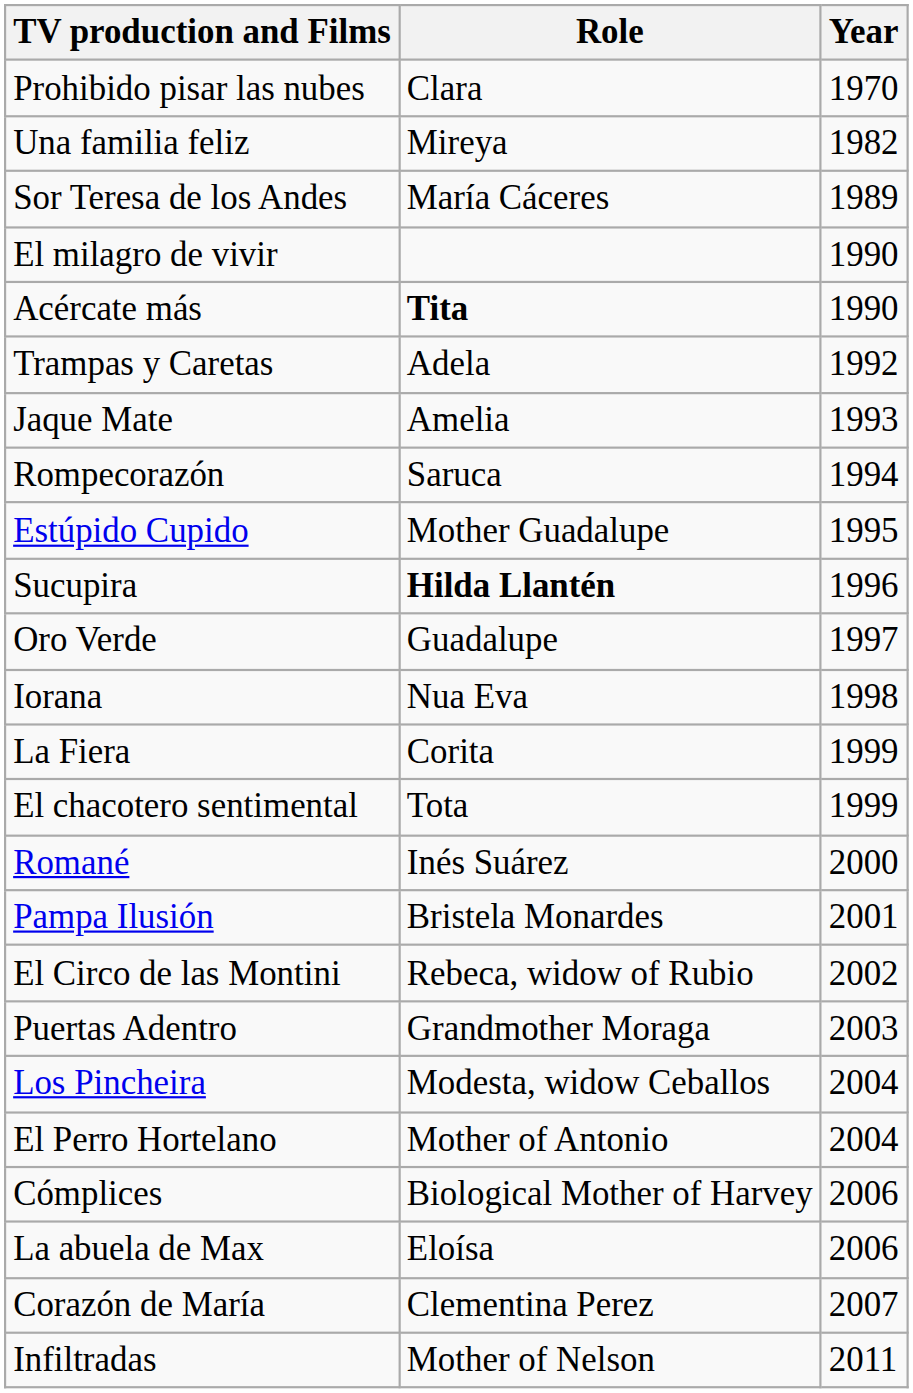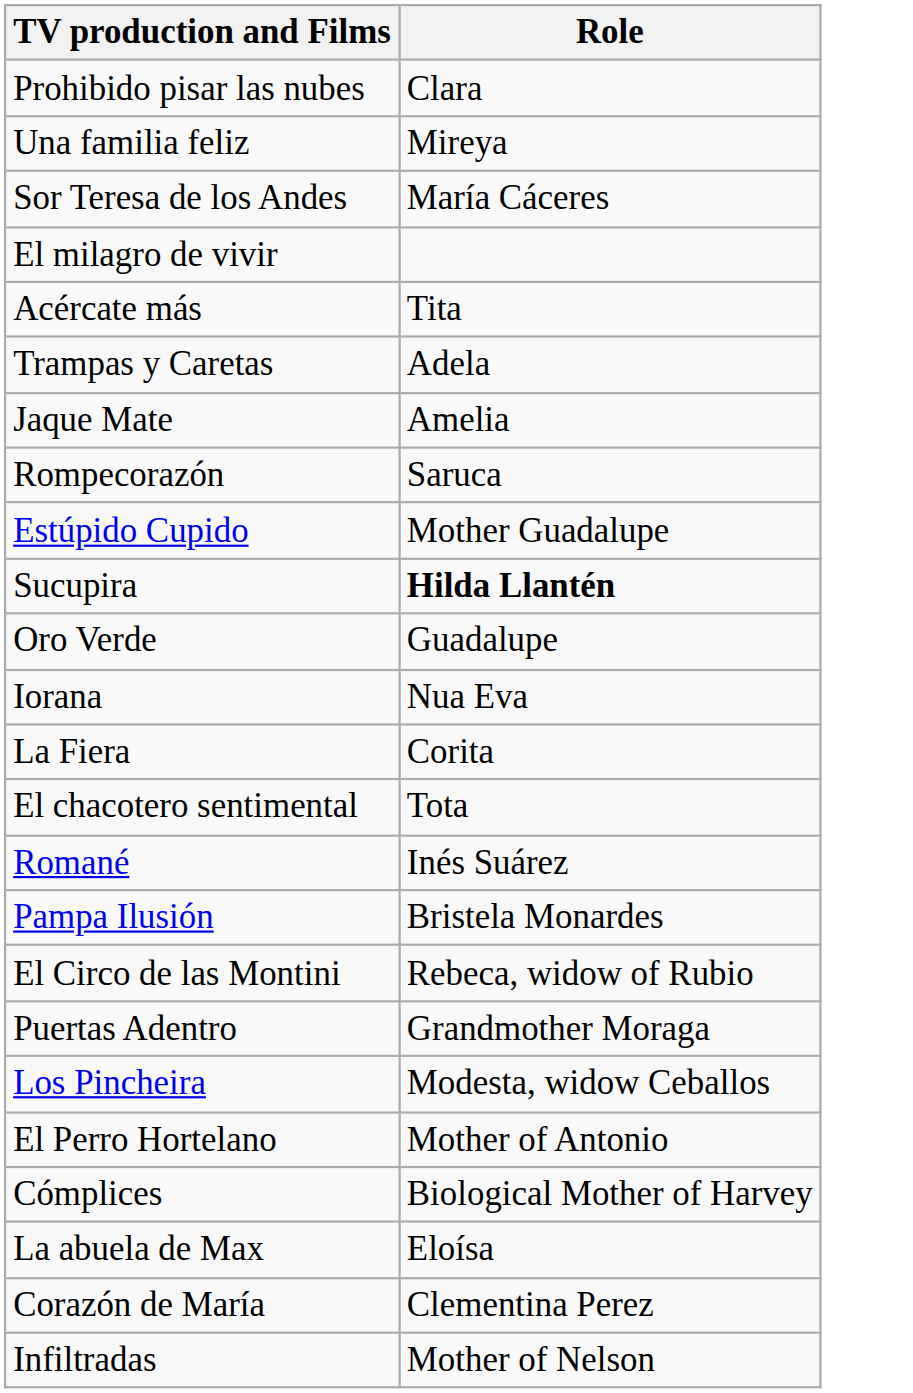- column: (864, 32)
(438, 308) bold -> (434, 308) normal
